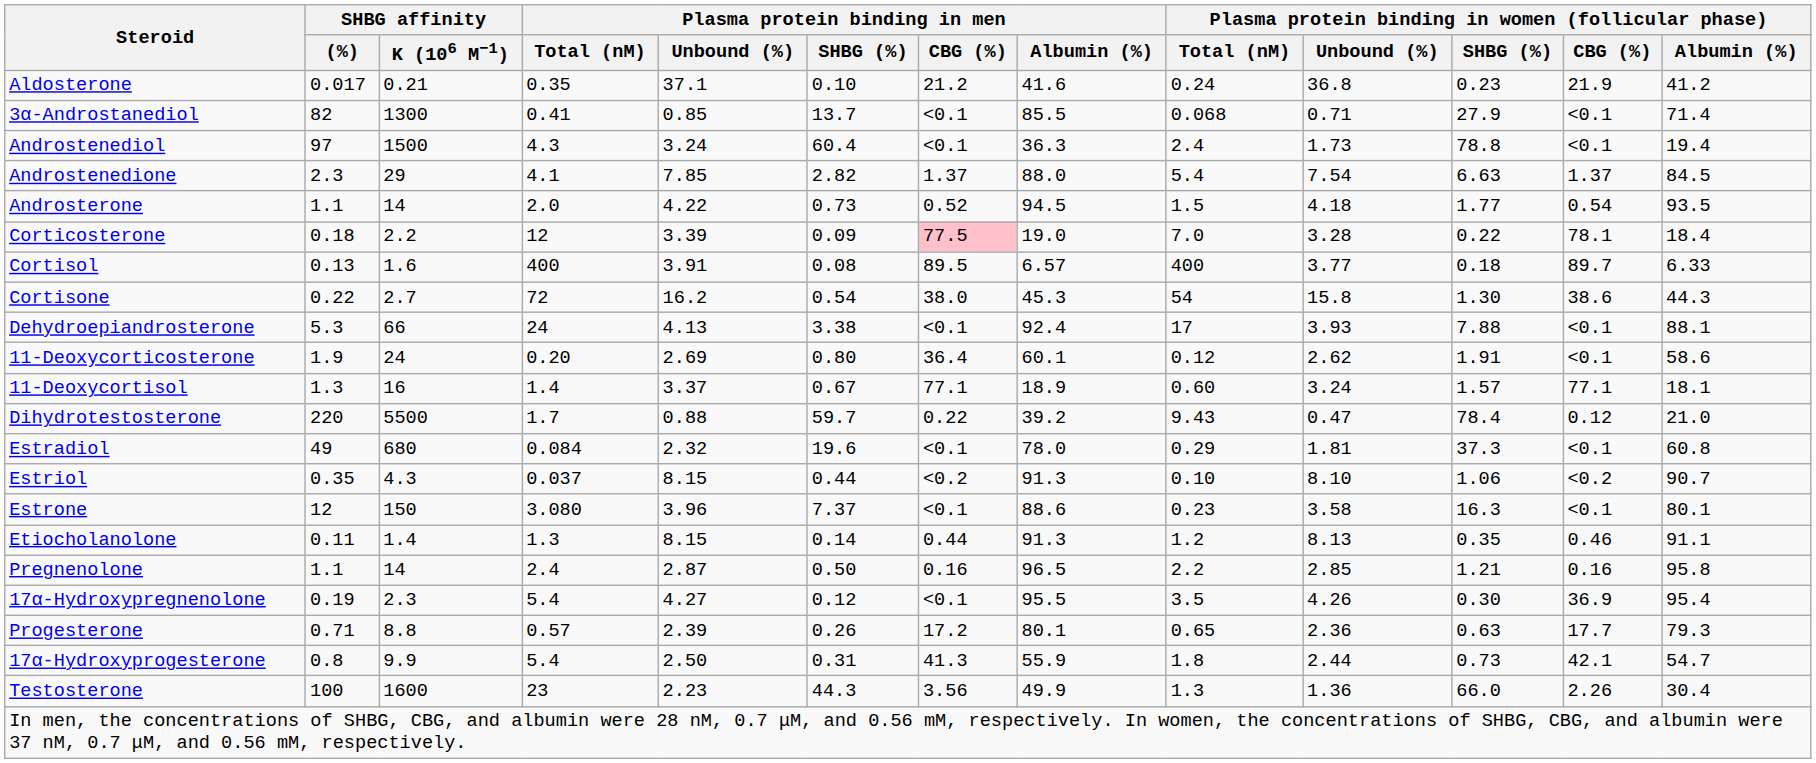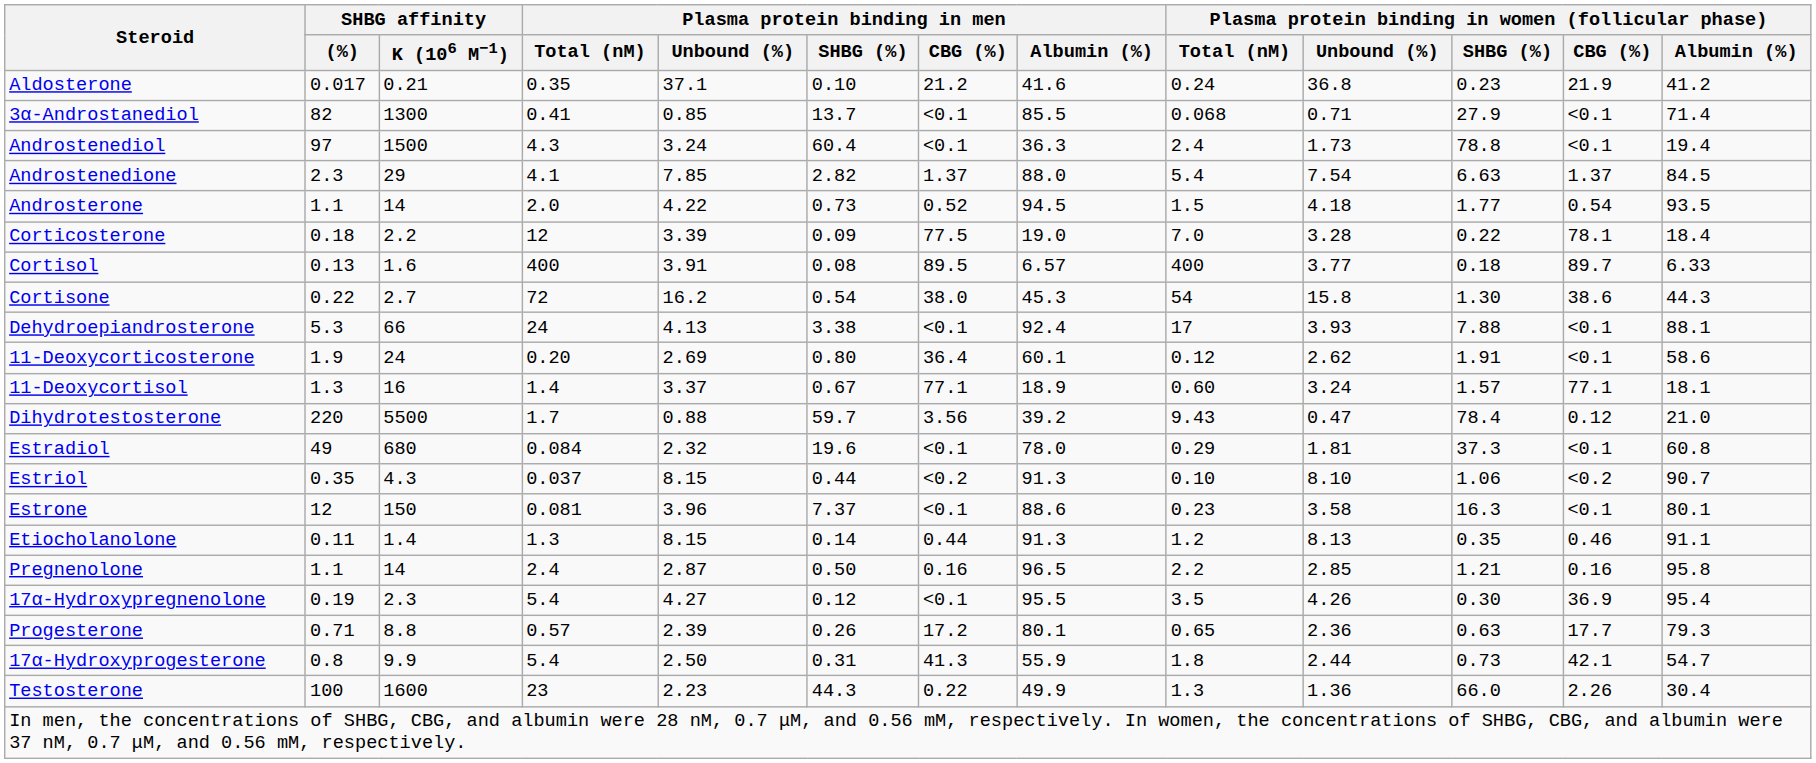(945, 237) pink background -> (945, 237) no background
(945, 418) 0.22 -> (945, 418) 3.56
(554, 509) 3.080 -> (554, 509) 0.081
(945, 691) 3.56 -> (945, 691) 0.22
